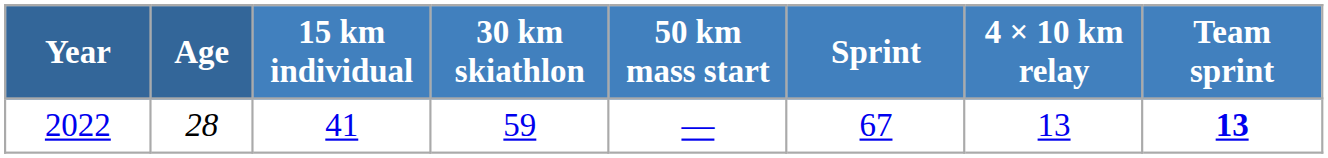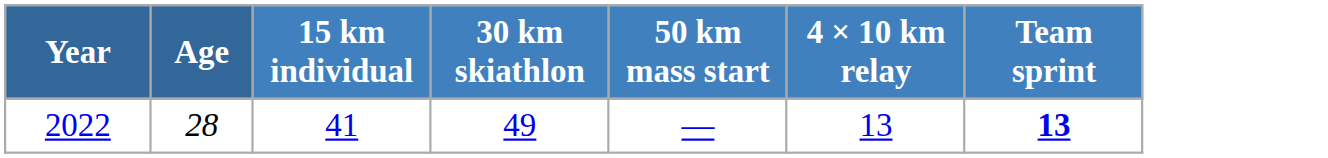- column: (876, 51)
(520, 125) 59 -> (520, 125) 49
